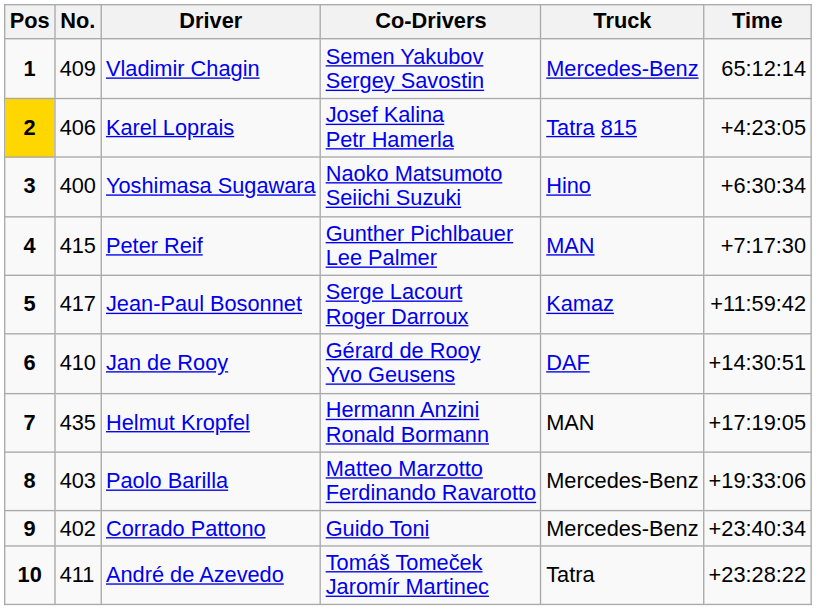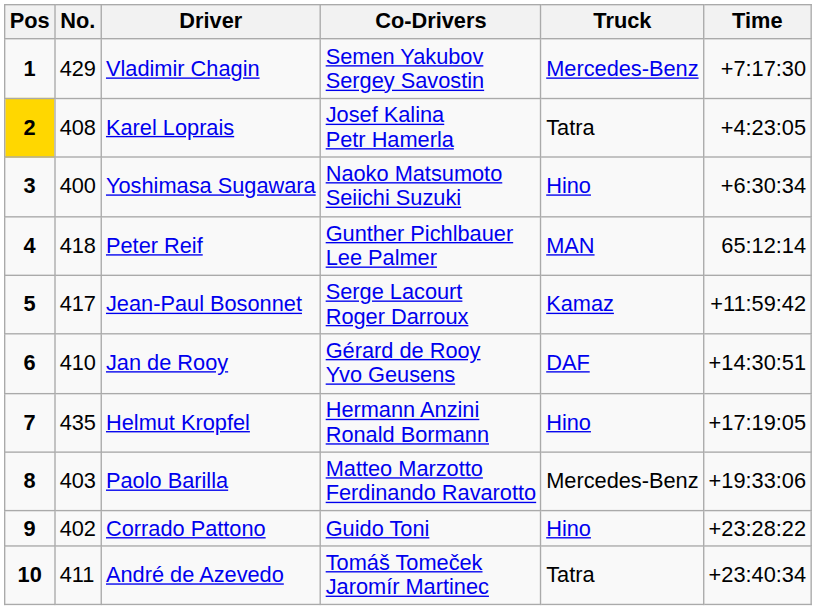(78, 68) 409 -> (78, 68) 429
(764, 68) 65:12:14 -> (763, 68) +7:17:30
(78, 127) 406 -> (78, 127) 408
(592, 127) Tatra 815 -> (570, 127) Tatra
(78, 245) 415 -> (78, 245) 418
(763, 245) +7:17:30 -> (764, 245) 65:12:14
(570, 422) MAN -> (569, 422) Hino
(622, 528) Mercedes-Benz -> (569, 528) Hino
(757, 528) +23:40:34 -> (757, 528) +23:28:22
(757, 574) +23:28:22 -> (757, 574) +23:40:34
